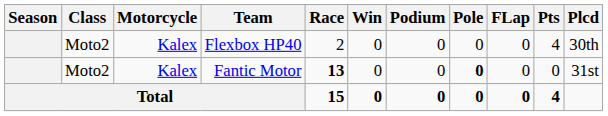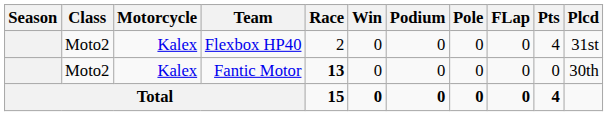(584, 44) 30th -> (585, 44) 31st
(479, 70) bold -> (479, 70) normal
(585, 70) 31st -> (584, 70) 30th
